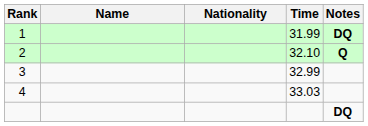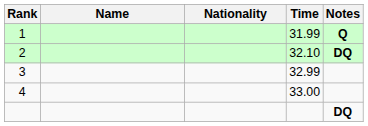(343, 33) DQ -> (343, 33) Q
(343, 53) Q -> (343, 53) DQ
(305, 92) 33.03 -> (305, 92) 33.00
